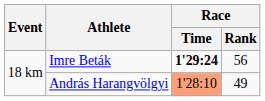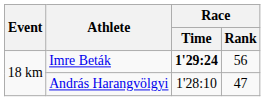(196, 84) lightsalmon background -> (196, 84) no background
(241, 84) 49 -> (241, 84) 47
